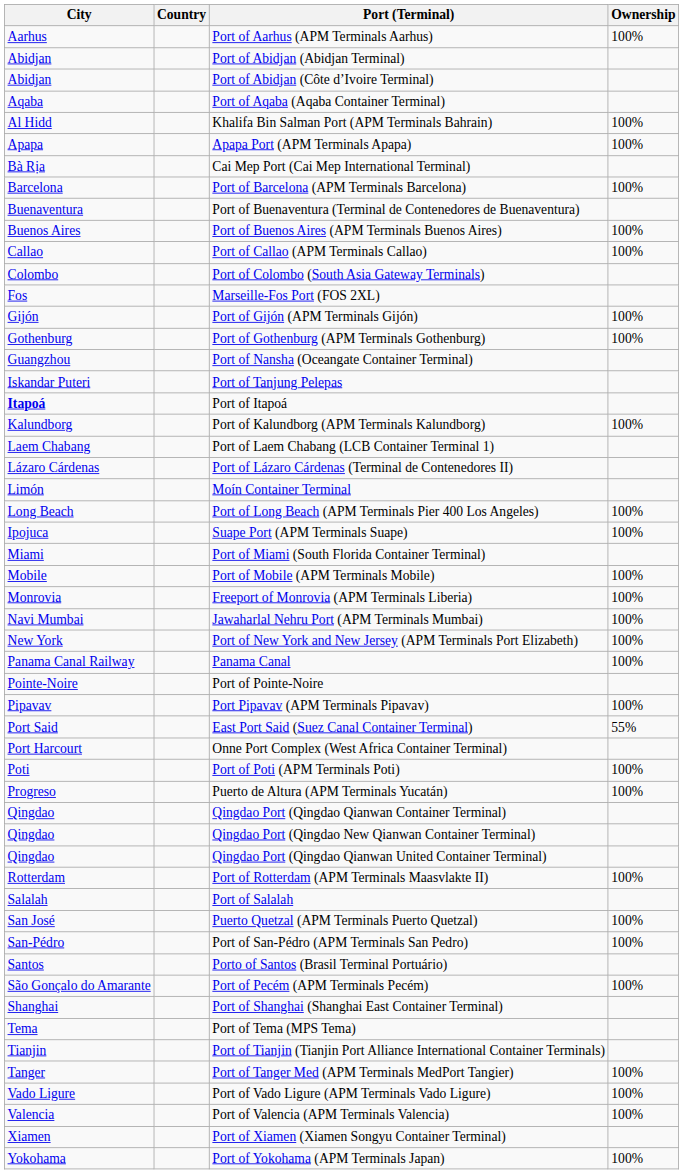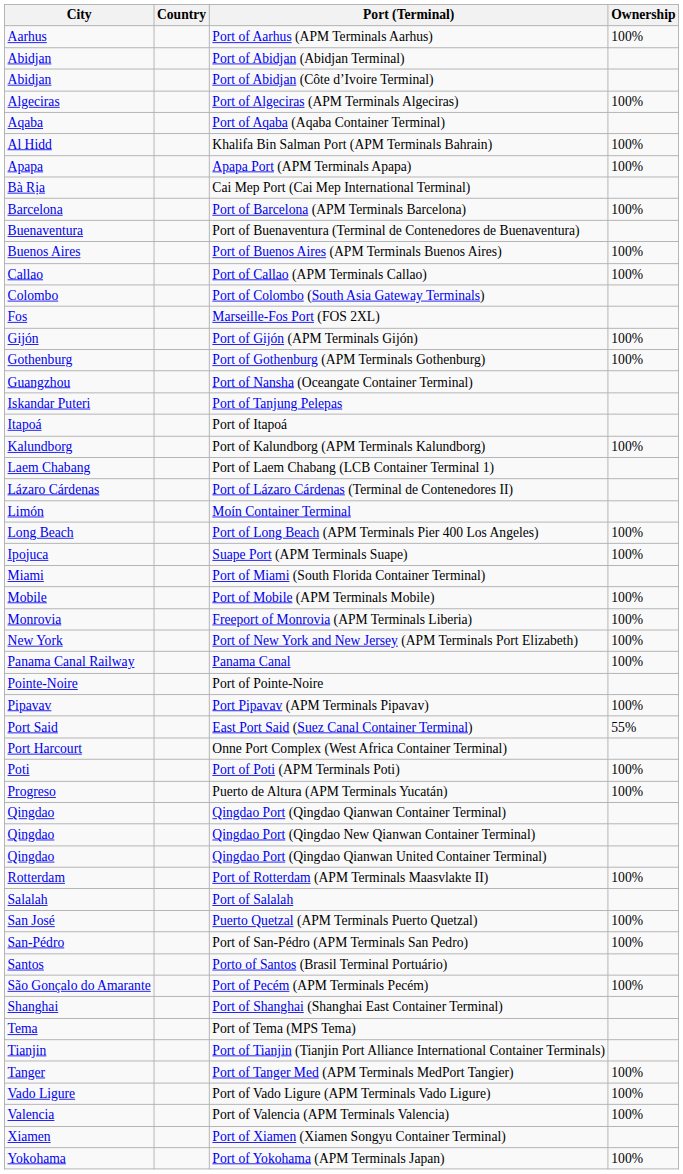+ row: (335, 101)
(26, 403) bold -> (25, 425) normal
- row: (348, 619)
